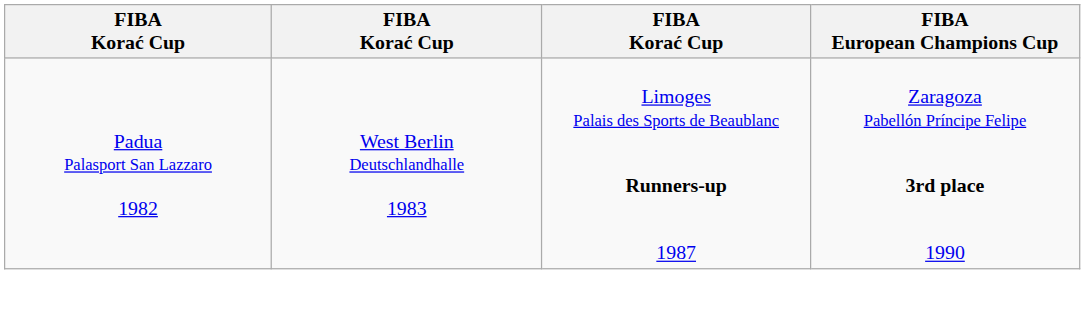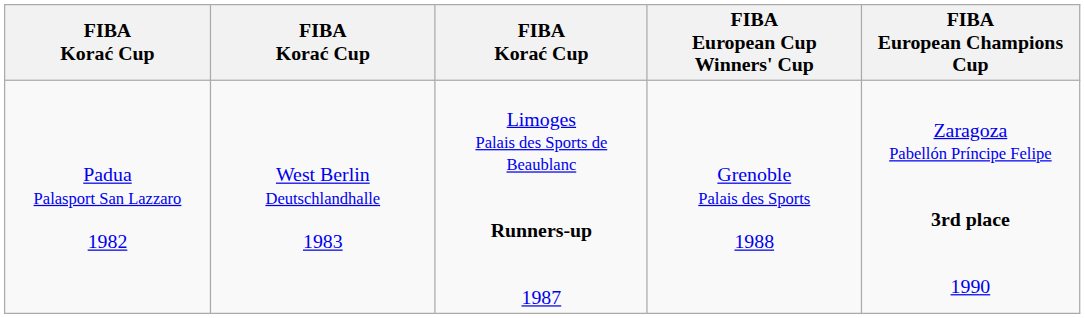+ column: (754, 42)
